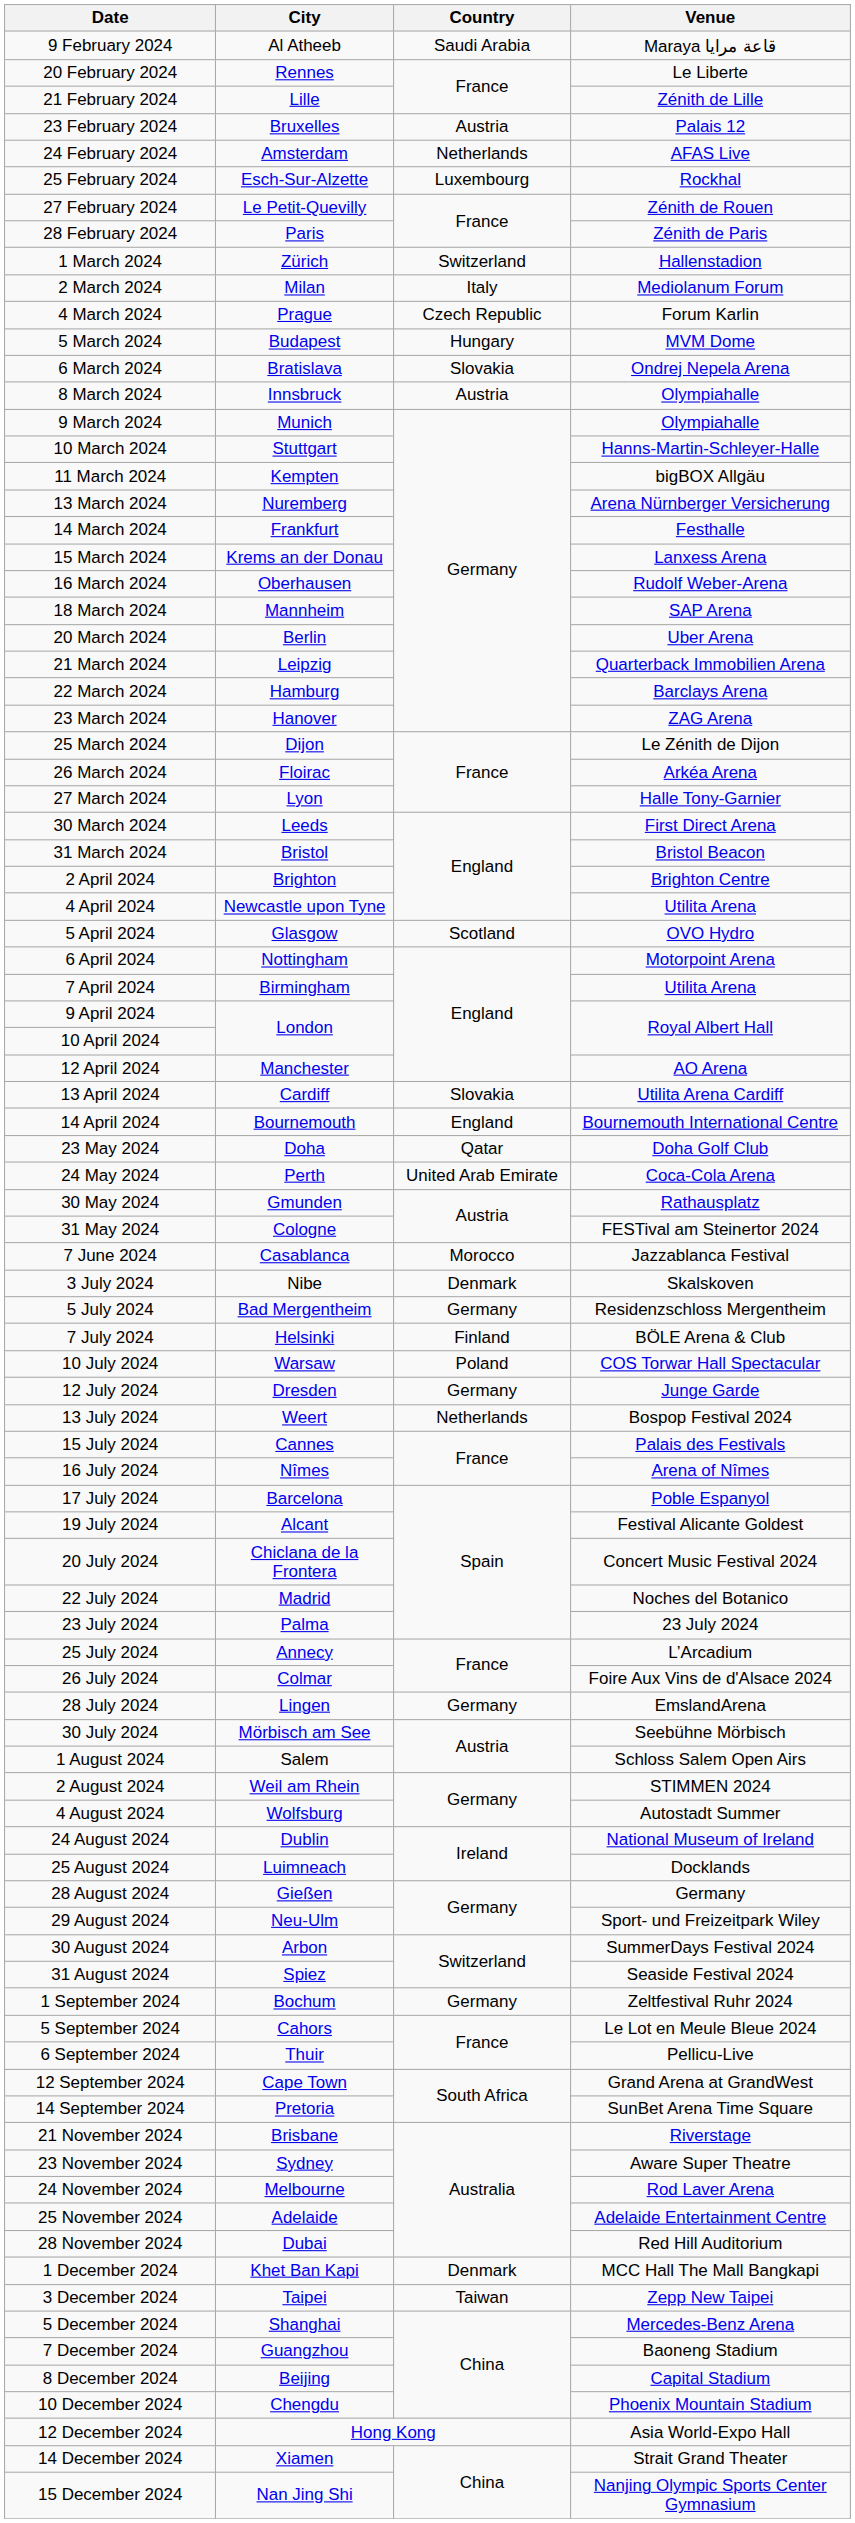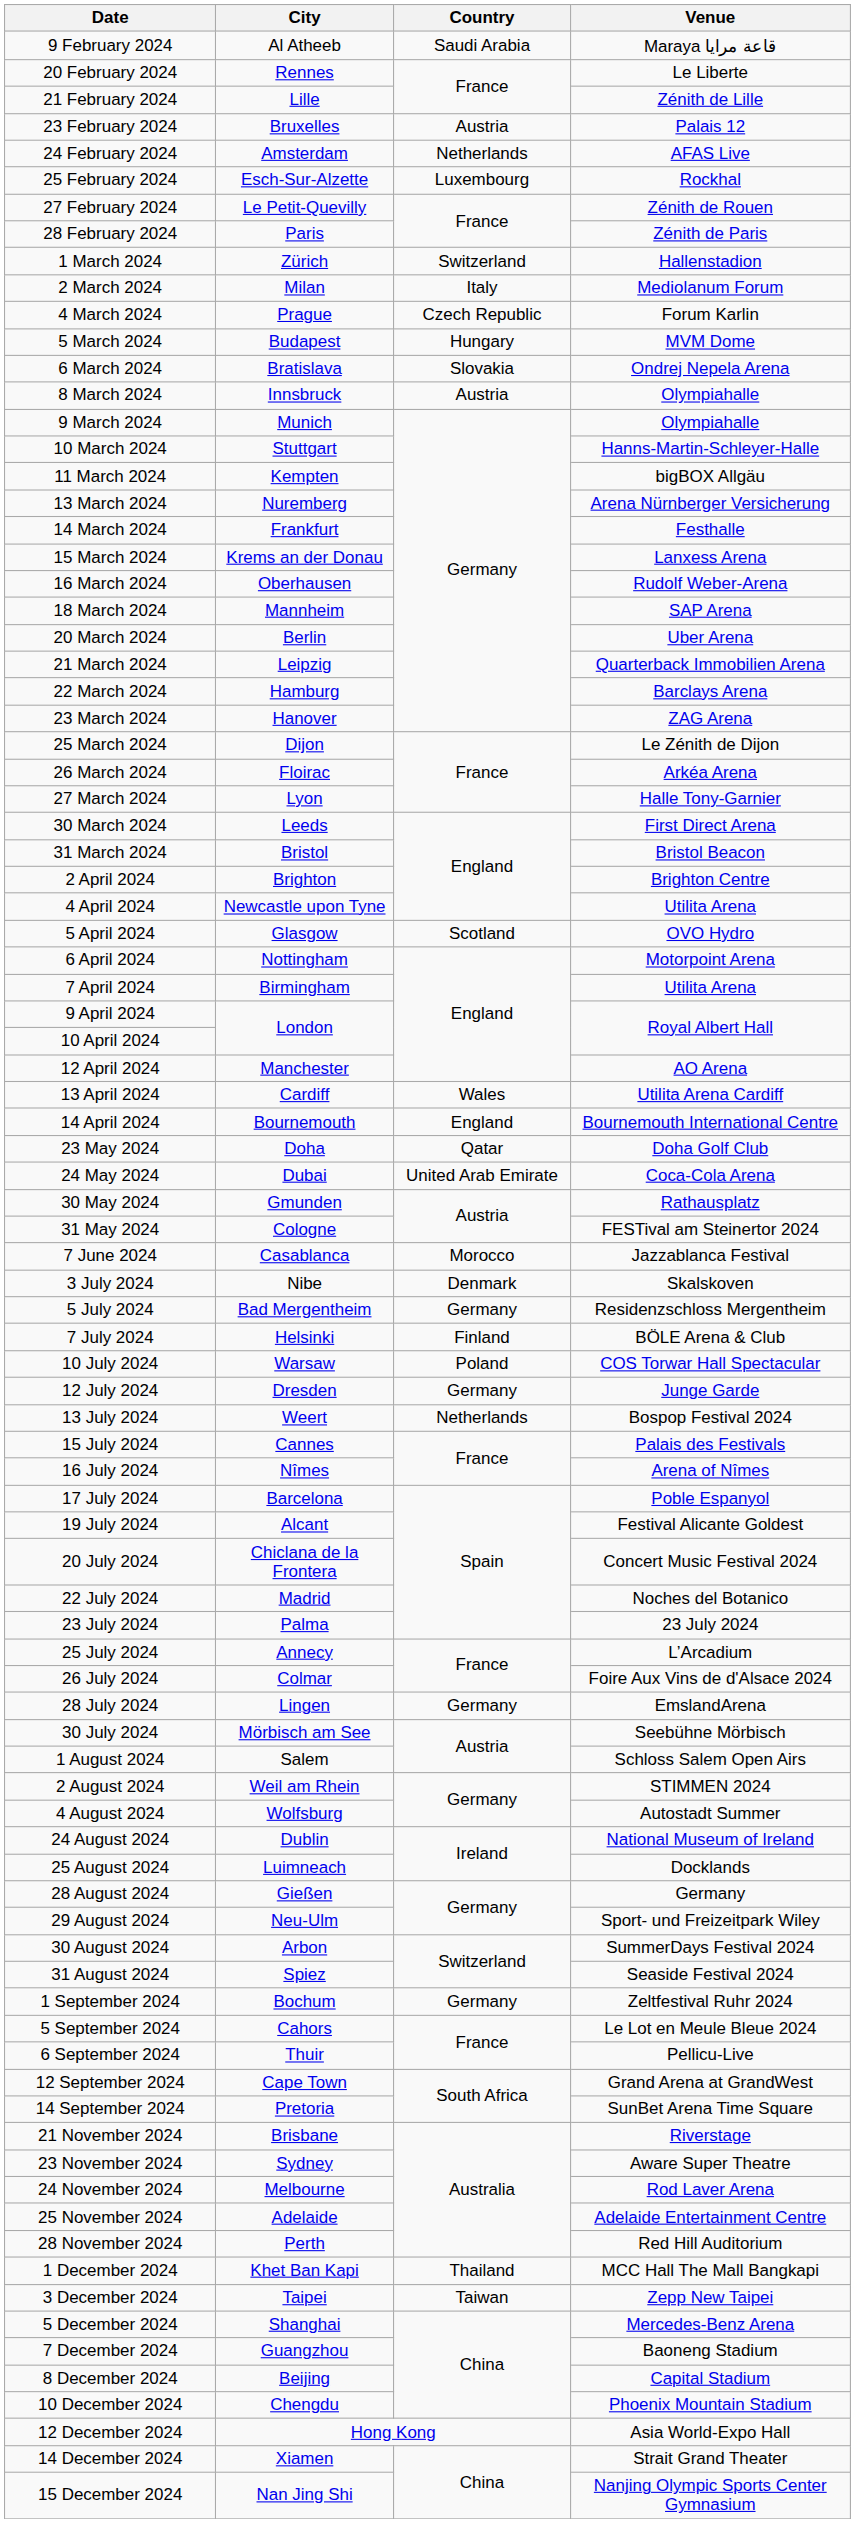(482, 1094) Slovakia -> (482, 1094) Wales
(305, 1175) Perth -> (305, 1175) Dubai
(305, 2243) Dubai -> (305, 2243) Perth
(482, 2270) Denmark -> (482, 2270) Thailand
